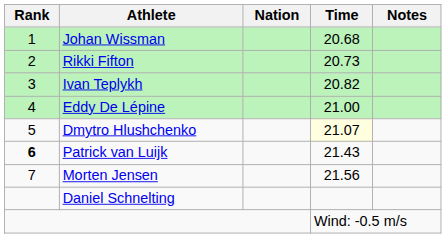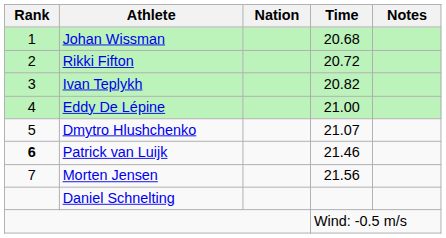(342, 61) 20.73 -> (342, 61) 20.72
(342, 130) lightyellow background -> (342, 130) no background
(342, 152) 21.43 -> (342, 152) 21.46
